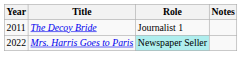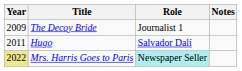(16, 27) 2011 -> (16, 27) 2009
+ row: (41, 43)
(16, 43) no background -> (16, 58) khaki background
